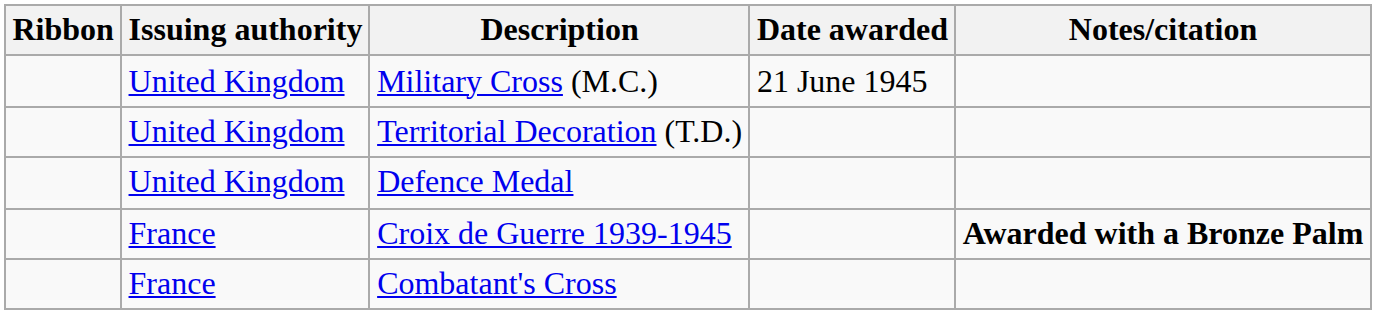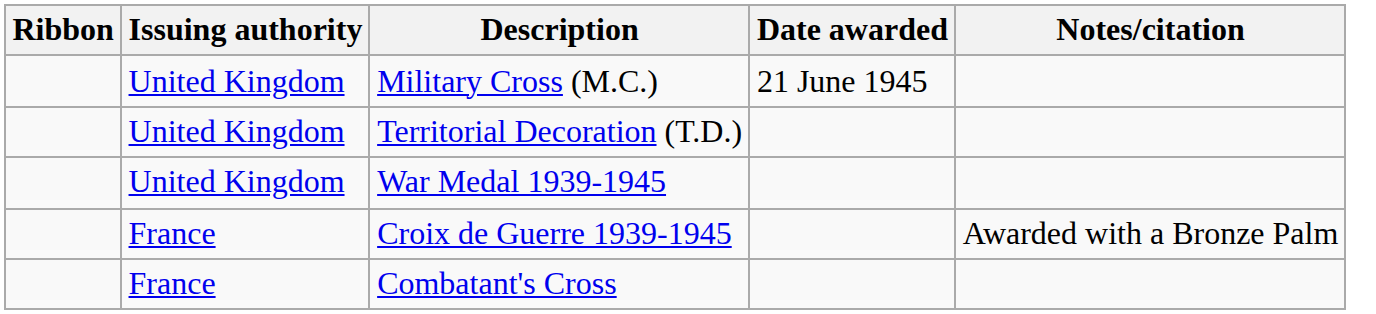- row: (475, 182)
+ row: (522, 182)
(1163, 232) bold -> (1151, 232) normal
